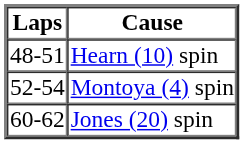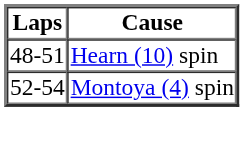- row: (142, 119)
